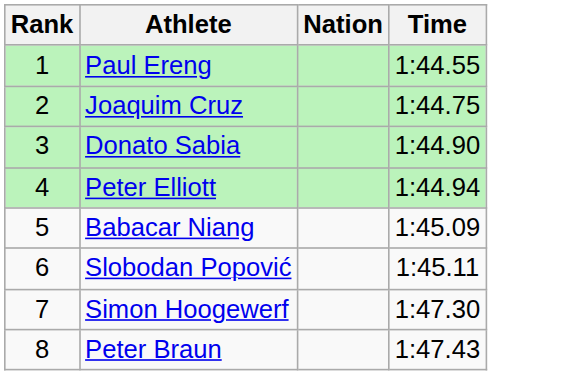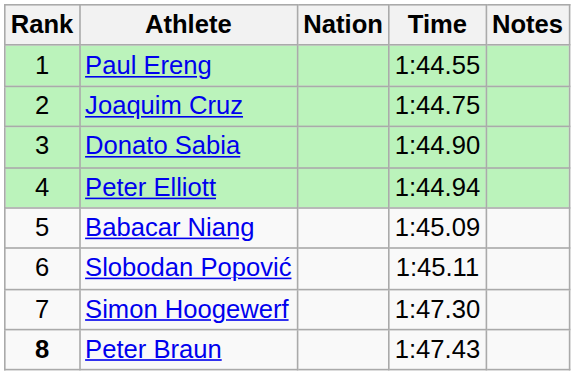+ column: (528, 24)
(42, 349) normal -> (42, 349) bold
